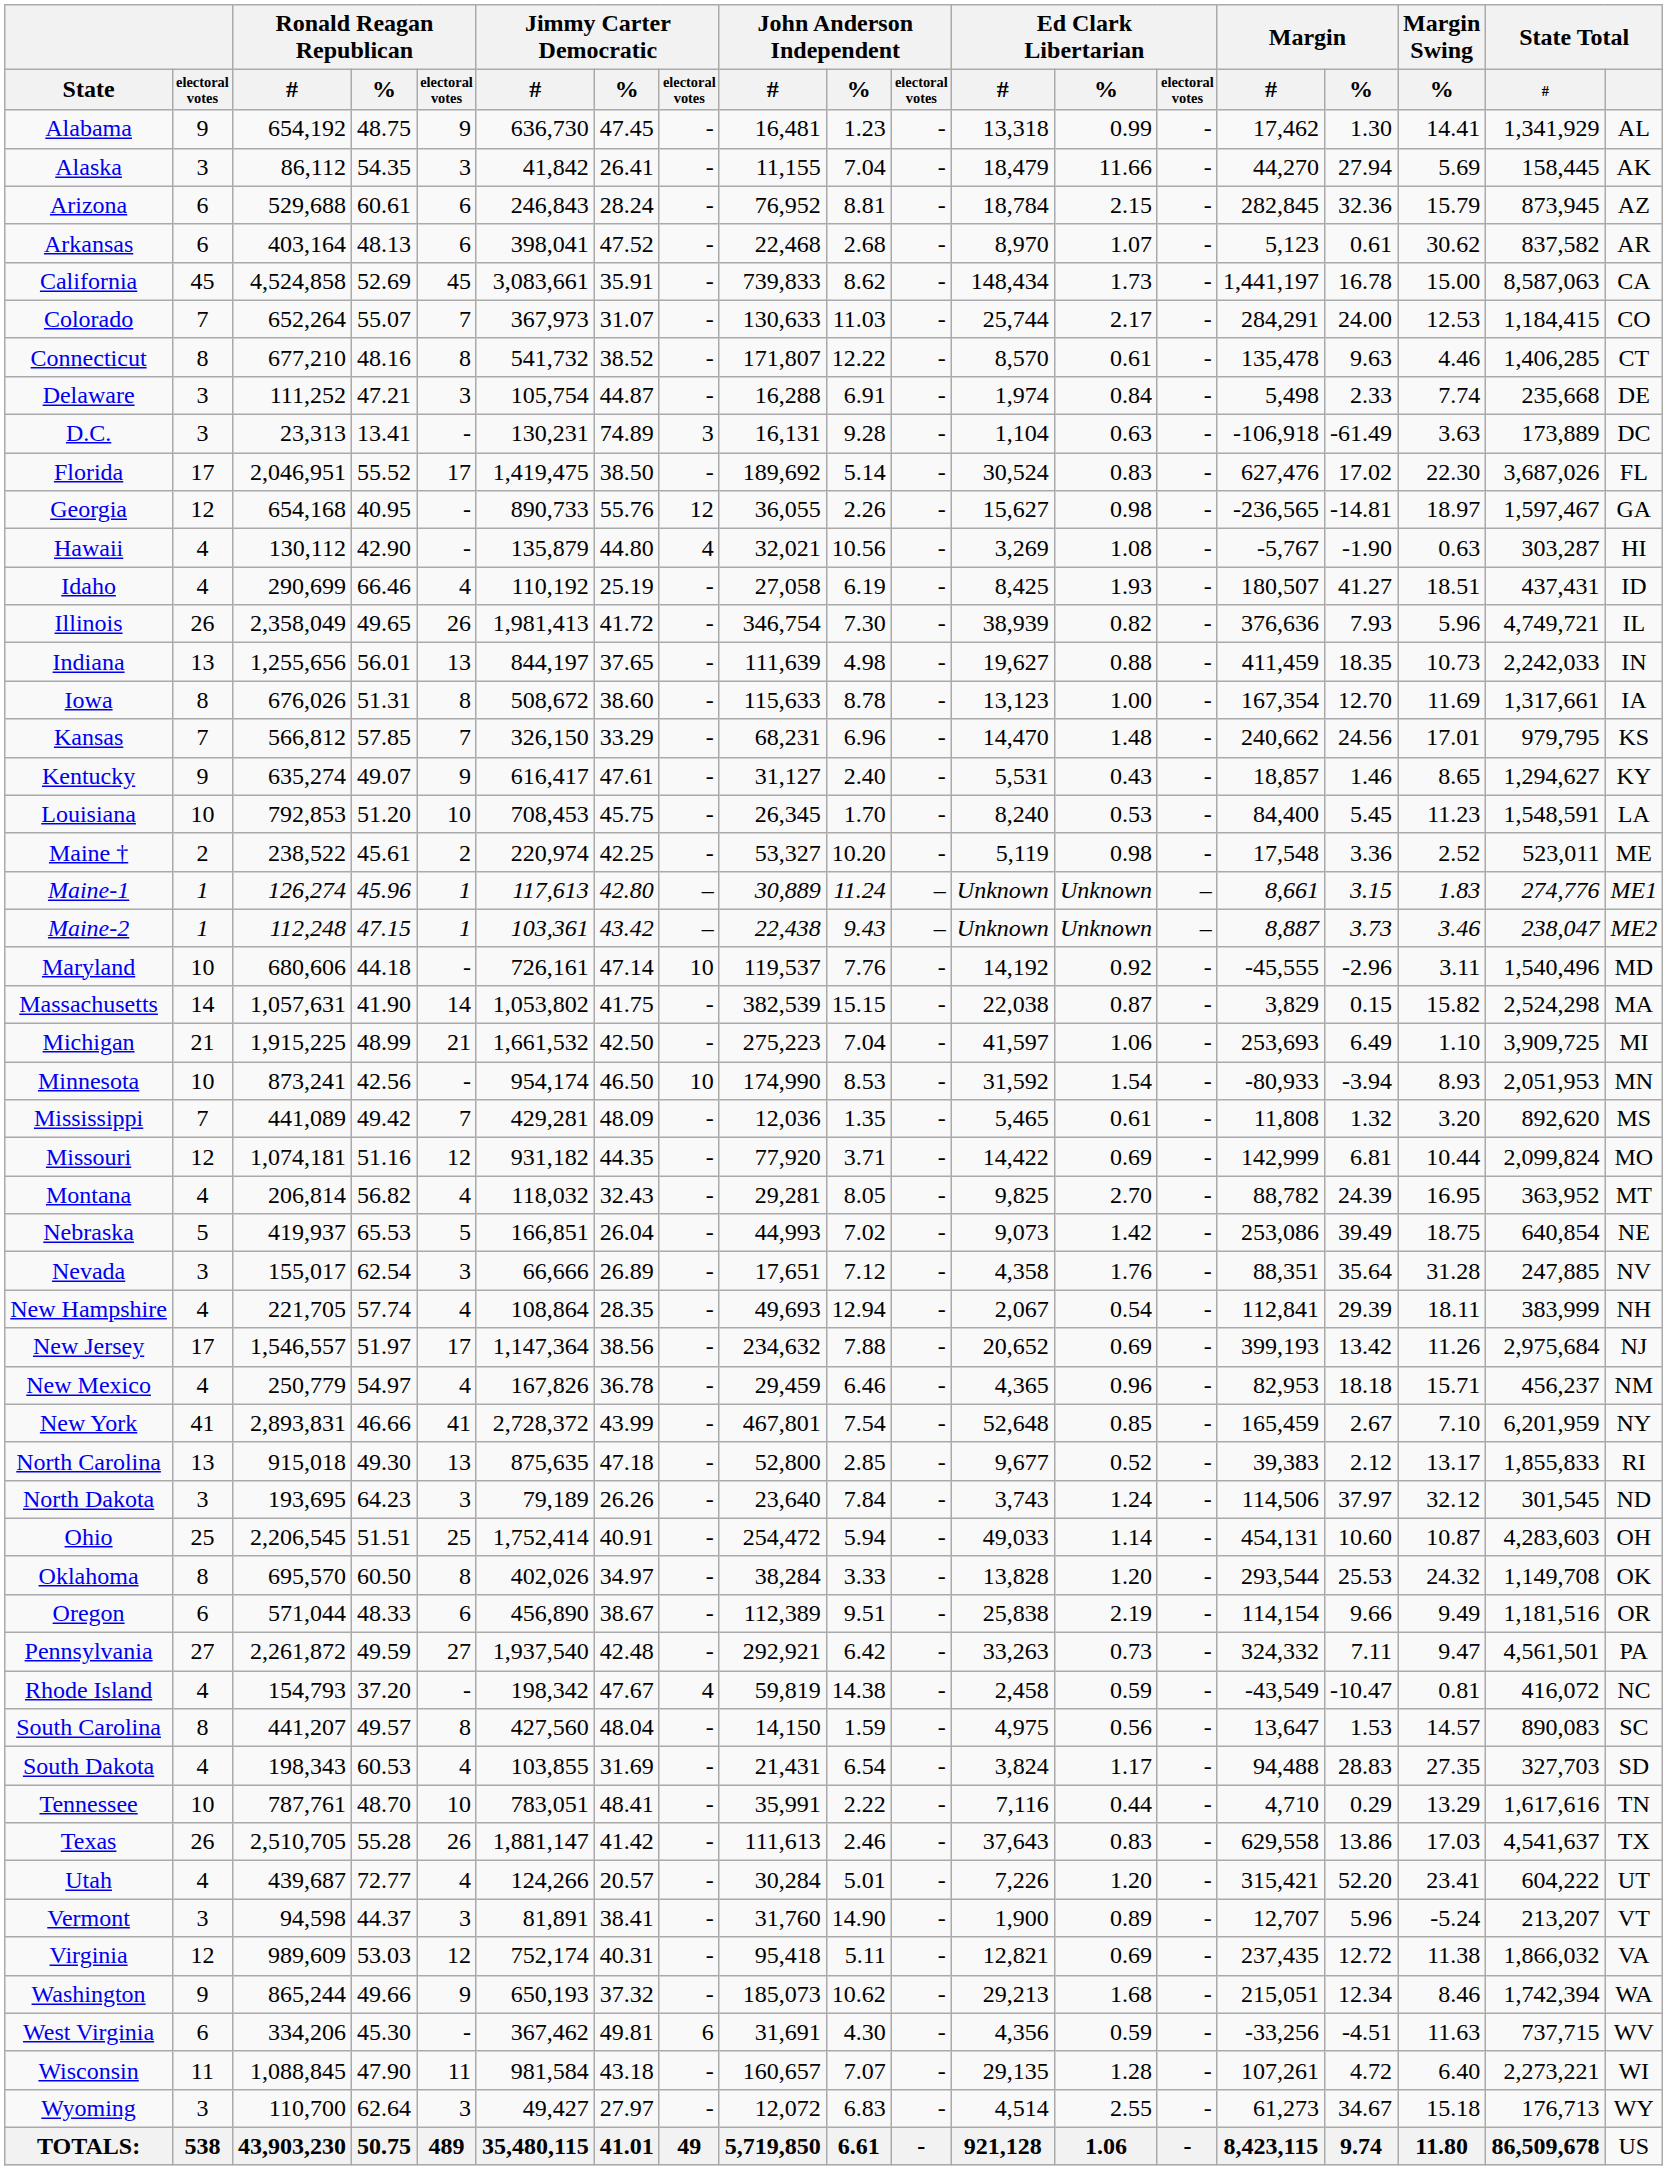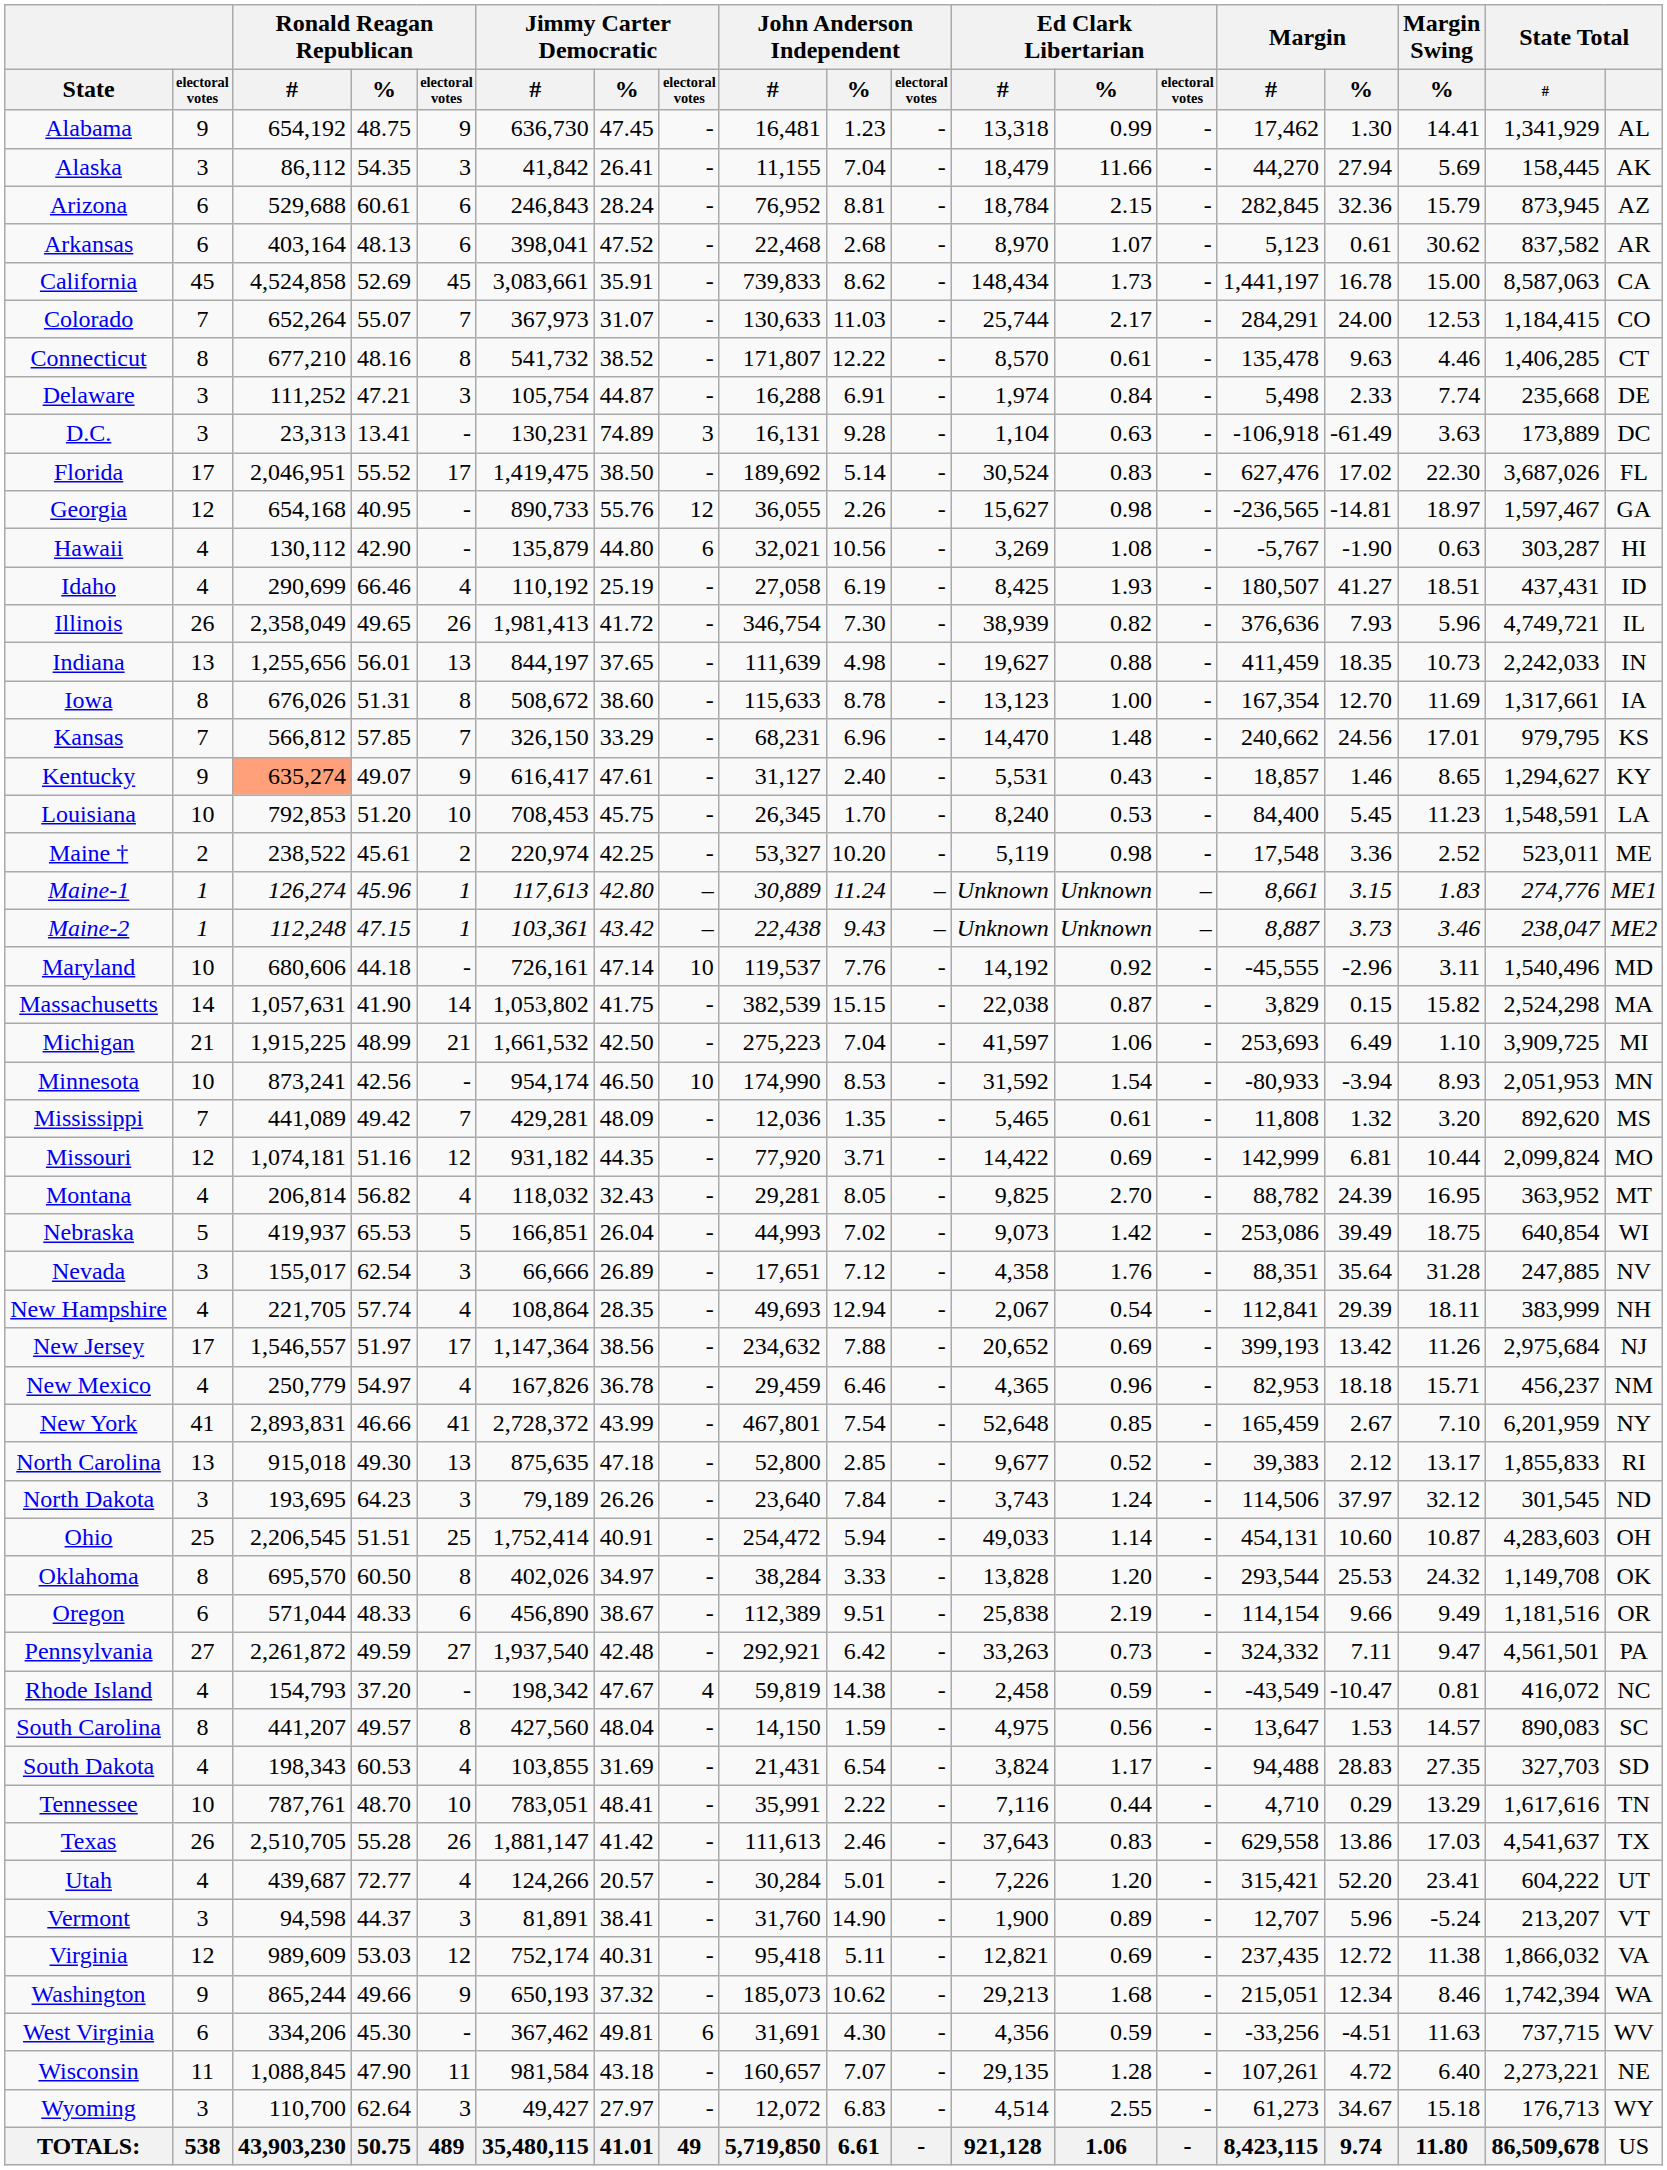(708, 547) 4 -> (708, 547) 6
(307, 775) no background -> (307, 775) lightsalmon background
(1634, 1232) NE -> (1634, 1232) WI
(1634, 2070) WI -> (1634, 2070) NE
